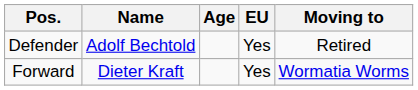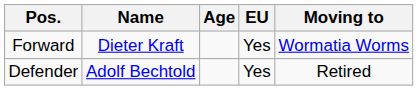rows swapped: (43, 71) <-> (43, 44)
